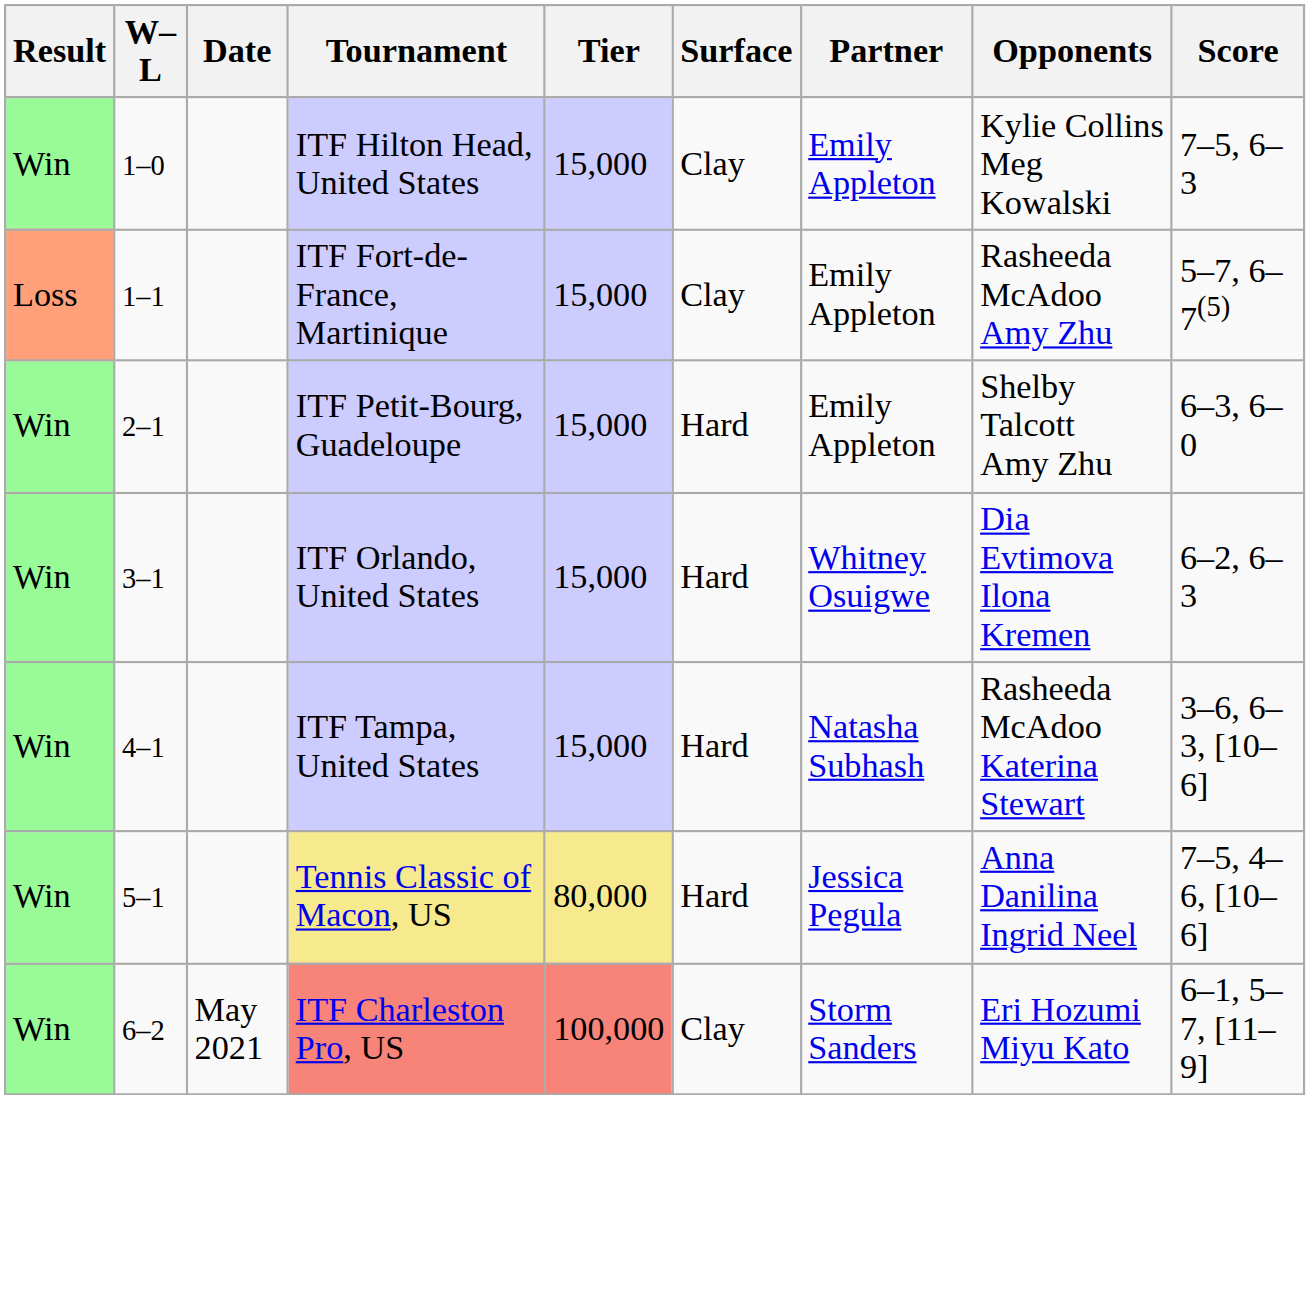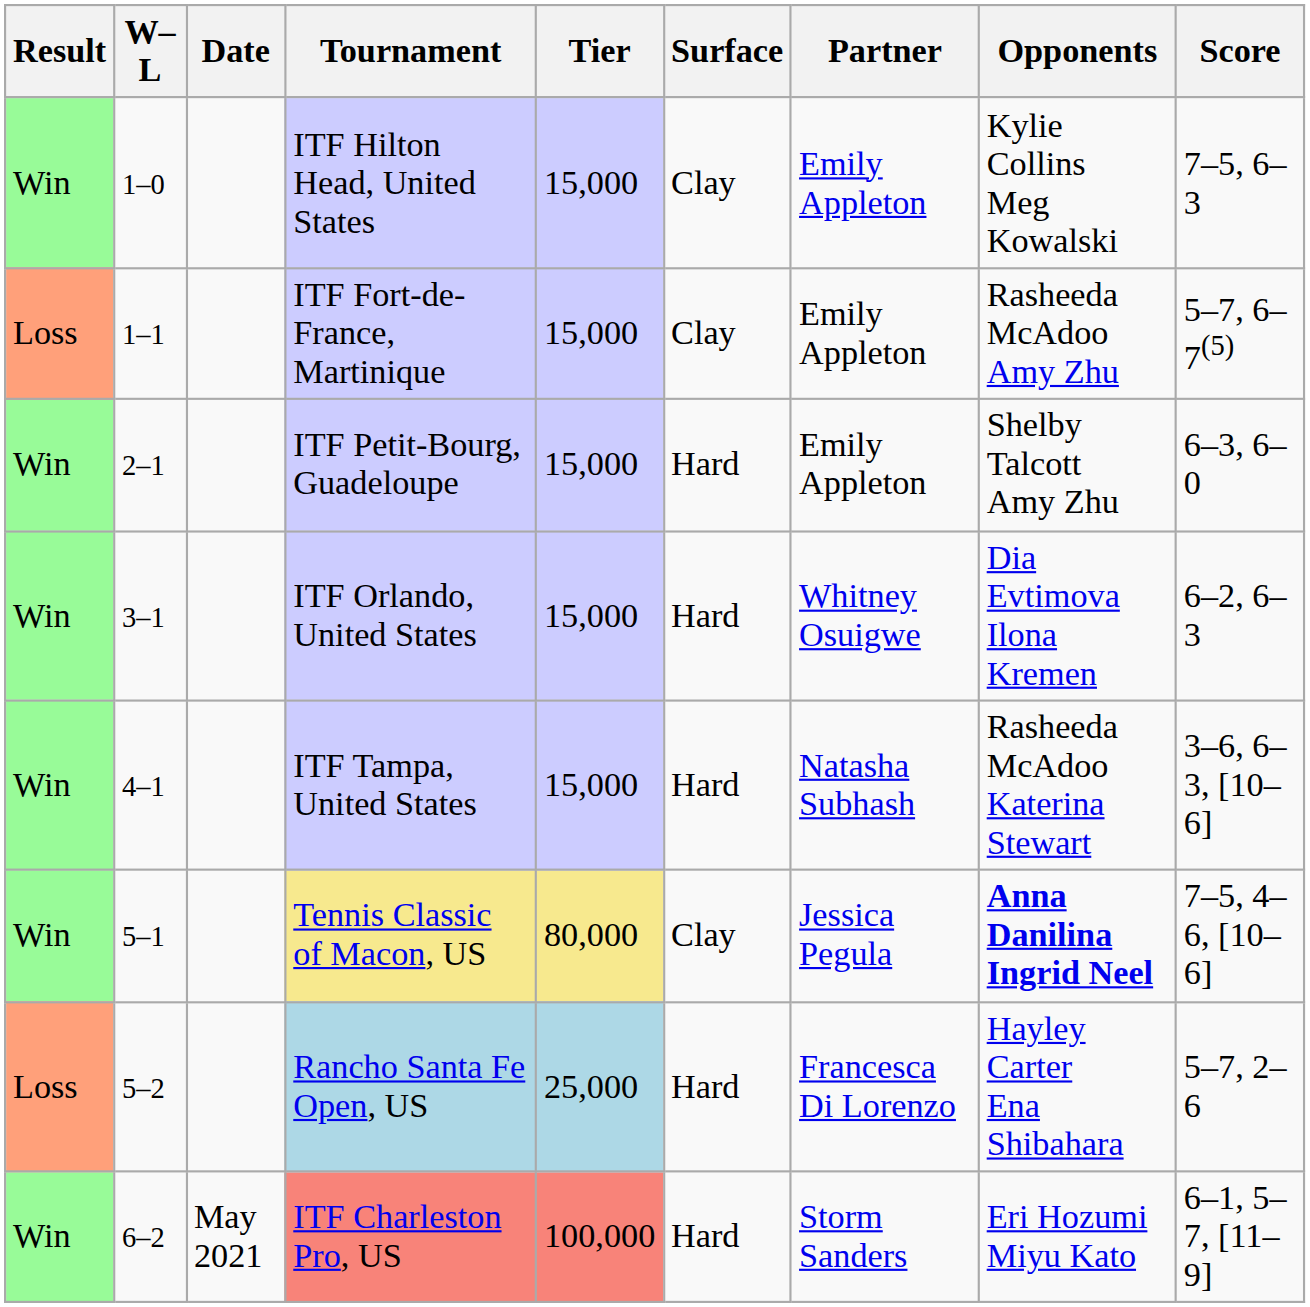(714, 896) Hard -> (703, 935) Clay
(1059, 896) normal -> (1070, 935) bold
+ row: (409, 1085)
(713, 1028) Clay -> (705, 1236) Hard
